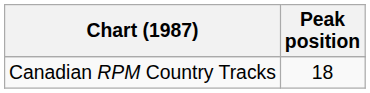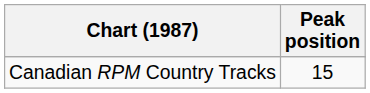(322, 72) 18 -> (322, 72) 15
